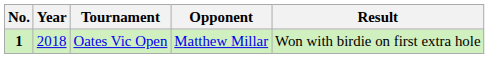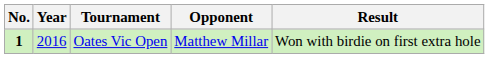(52, 41) 2018 -> (52, 41) 2016
